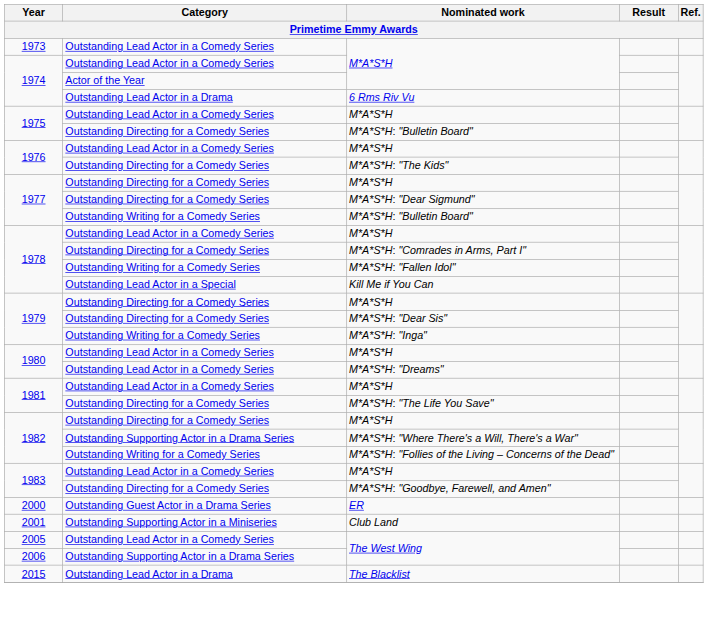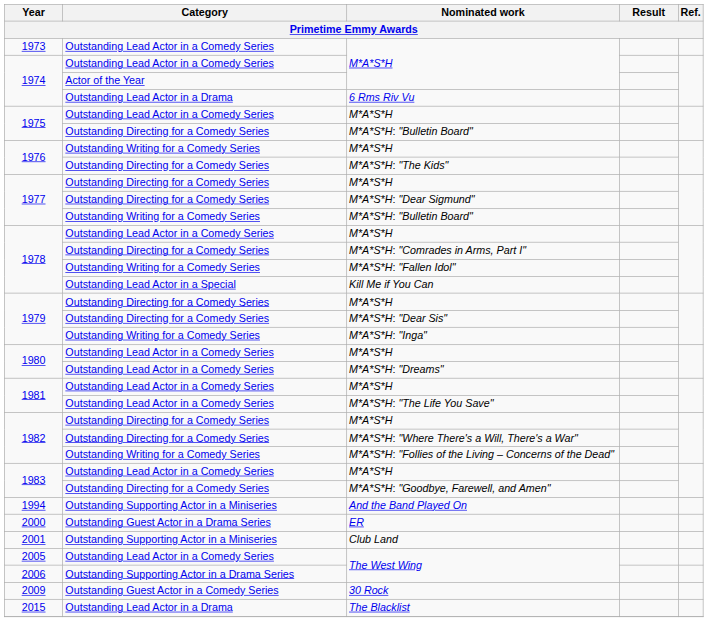(170, 149) Outstanding Lead Actor in a Comedy Series -> (163, 149) Outstanding Writing for a Comedy Series
(167, 404) Outstanding Directing for a Comedy Series -> (170, 404) Outstanding Lead Actor in a Comedy Series
(180, 438) Outstanding Supporting Actor in a Drama Series -> (167, 438) Outstanding Directing for a Comedy Series
+ row: (34, 506)
+ row: (34, 591)
